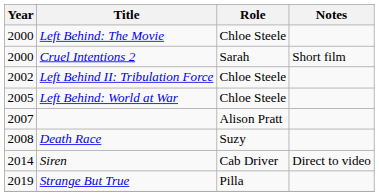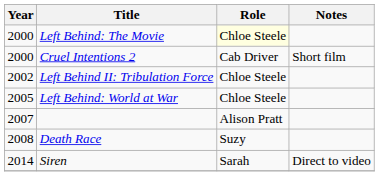(253, 35) no background -> (253, 35) lightyellow background
(234, 56) Sarah -> (249, 56) Cab Driver
(249, 160) Cab Driver -> (234, 160) Sarah
- row: (21, 181)
